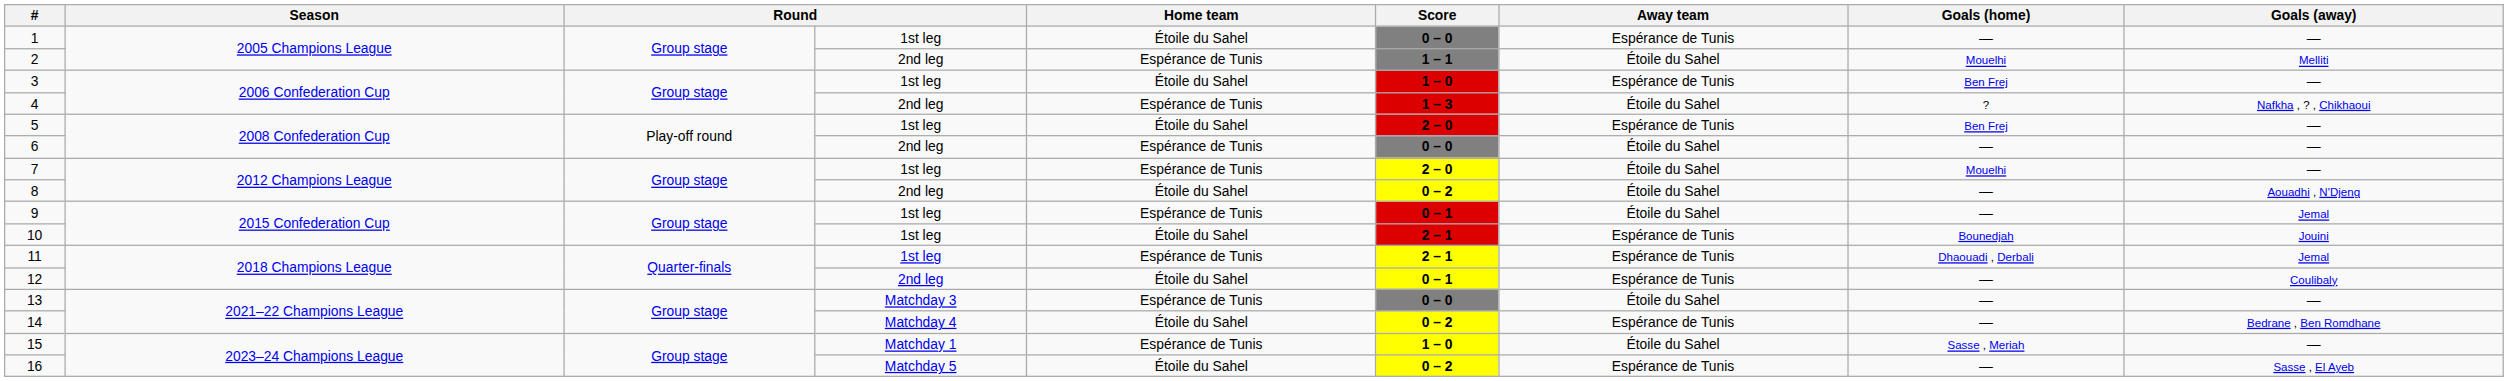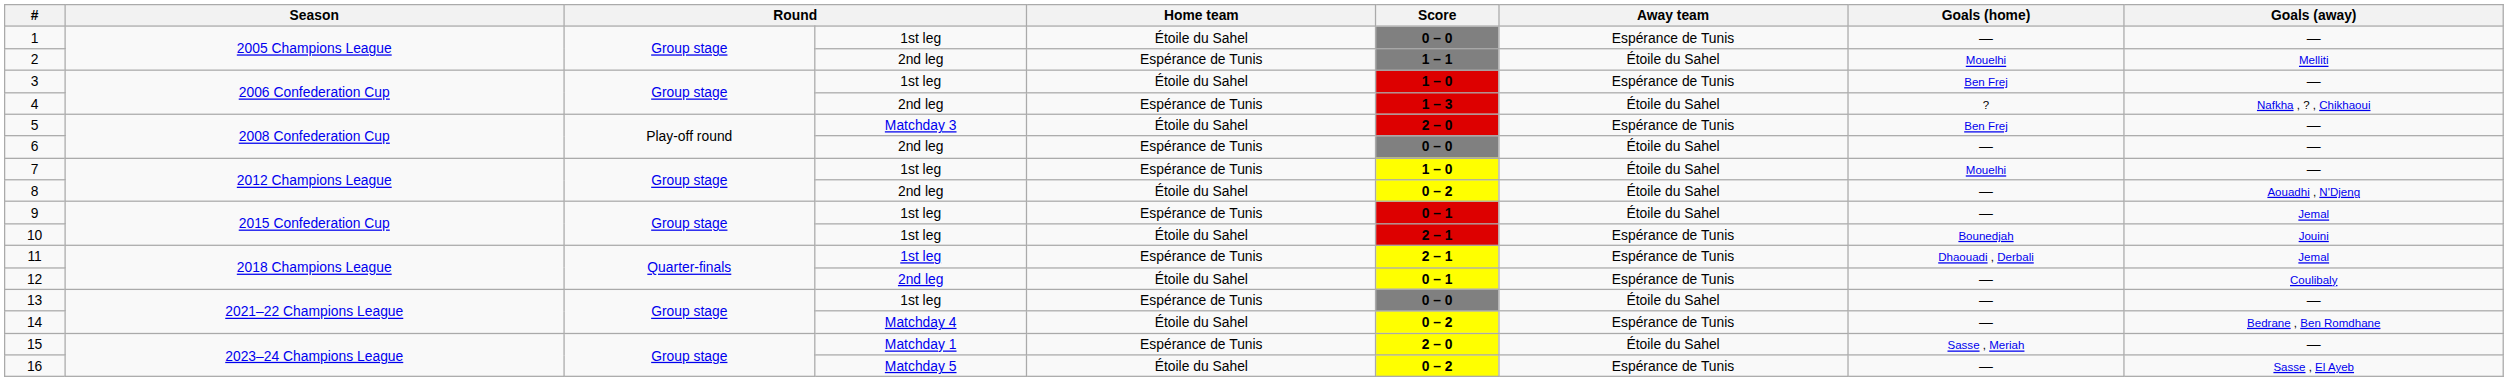(921, 125) 1st leg -> (921, 125) Matchday 3
(1437, 169) 2 – 0 -> (1437, 169) 1 – 0
(921, 300) Matchday 3 -> (921, 300) 1st leg
(1437, 344) 1 – 0 -> (1437, 344) 2 – 0
